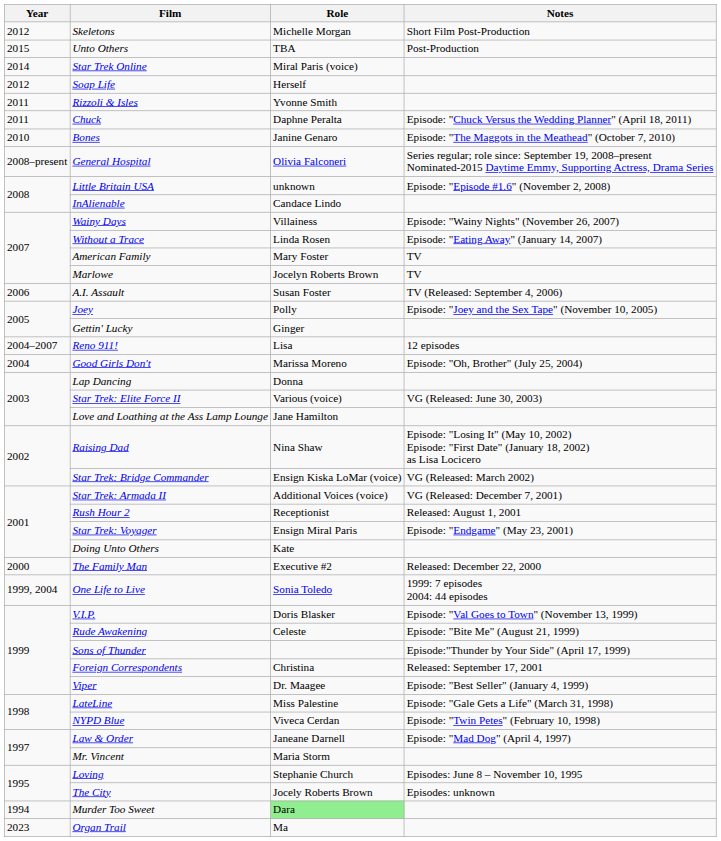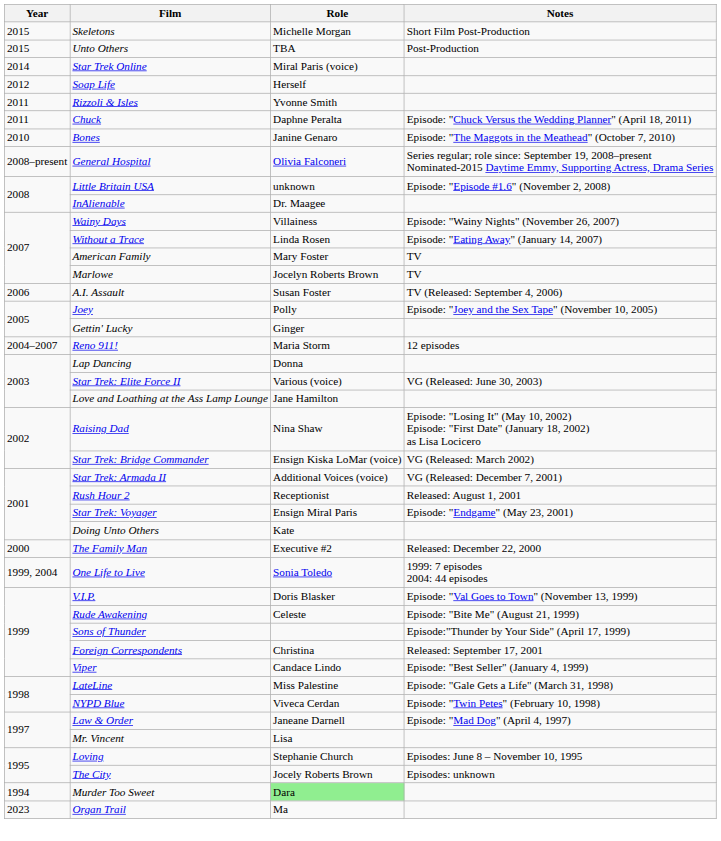(18, 31) 2012 -> (18, 31) 2015
(307, 203) Candace Lindo -> (299, 203) Dr. Maagee
(283, 345) Lisa -> (302, 345) Maria Storm
- row: (112, 363)
(299, 685) Dr. Maagee -> (307, 667) Candace Lindo
(302, 756) Maria Storm -> (283, 738) Lisa
